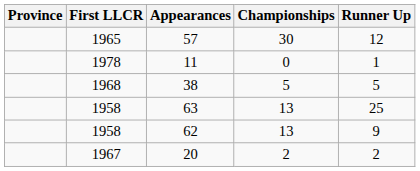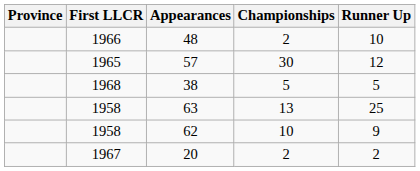+ row: (190, 39)
- row: (190, 62)
(286, 131) 13 -> (286, 131) 10
